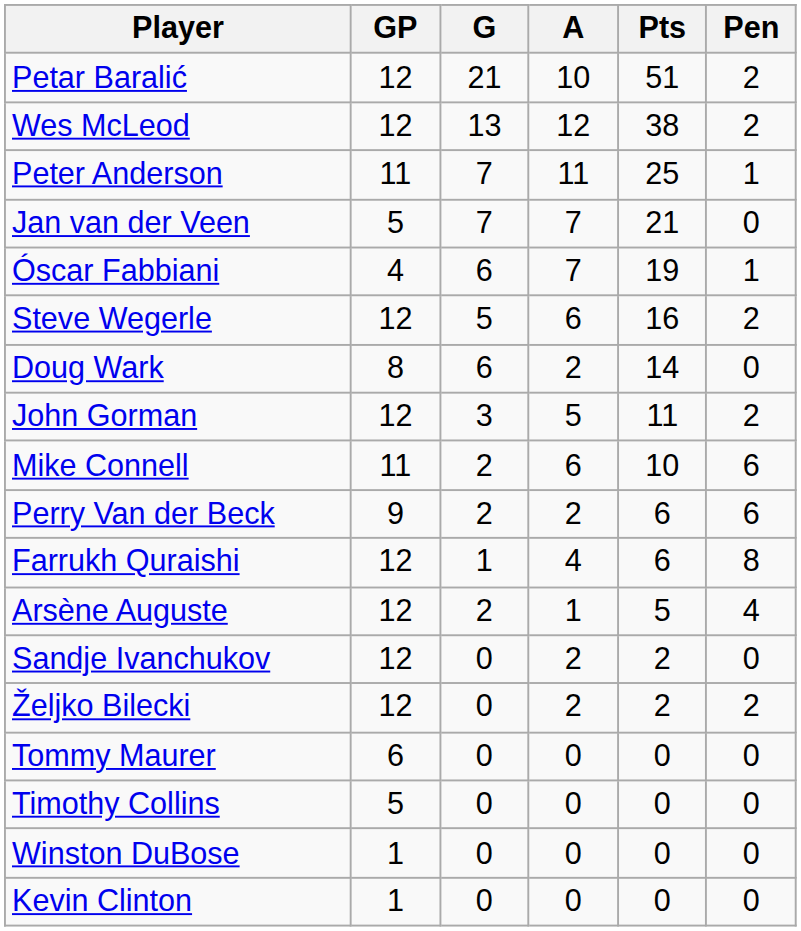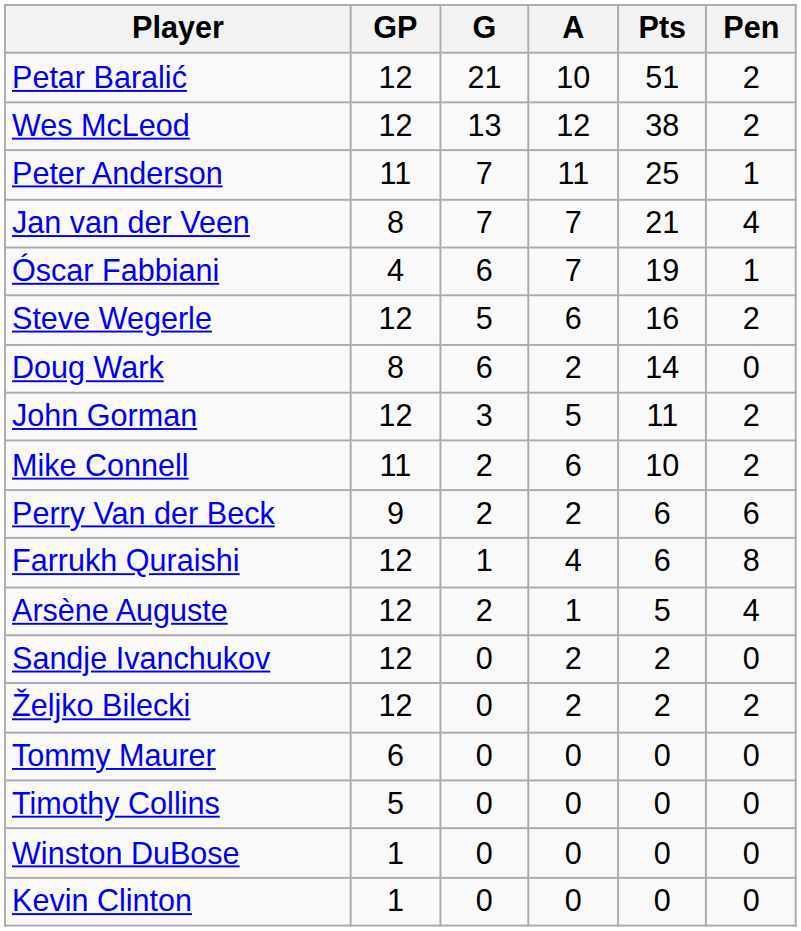(395, 222) 5 -> (395, 222) 8
(751, 222) 0 -> (751, 222) 4
(751, 464) 6 -> (751, 464) 2
